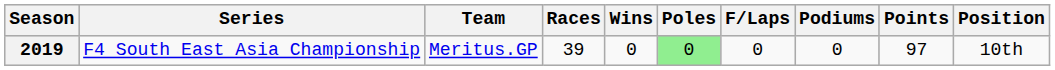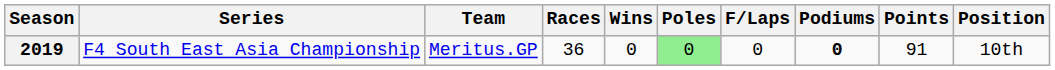(574, 50) 39 -> (574, 50) 36
(837, 50) normal -> (837, 50) bold
(917, 50) 97 -> (917, 50) 91
